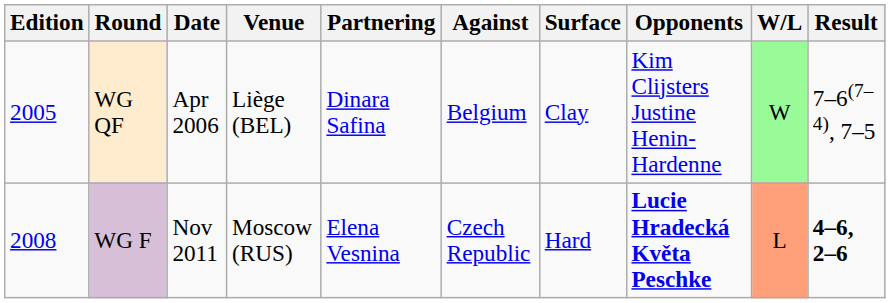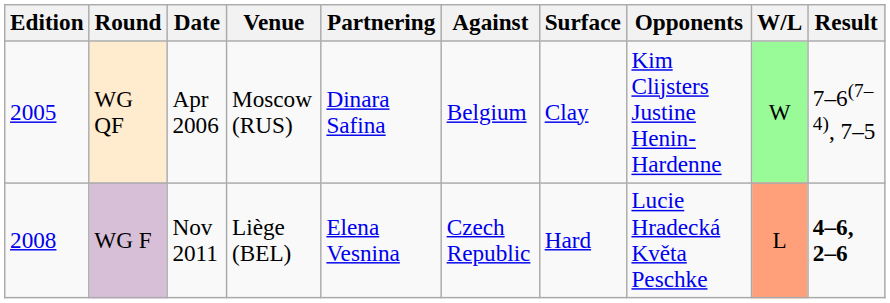(262, 111) Liège (BEL) -> (272, 111) Moscow (RUS)
(272, 240) Moscow (RUS) -> (262, 240) Liège (BEL)
(680, 240) bold -> (676, 240) normal
